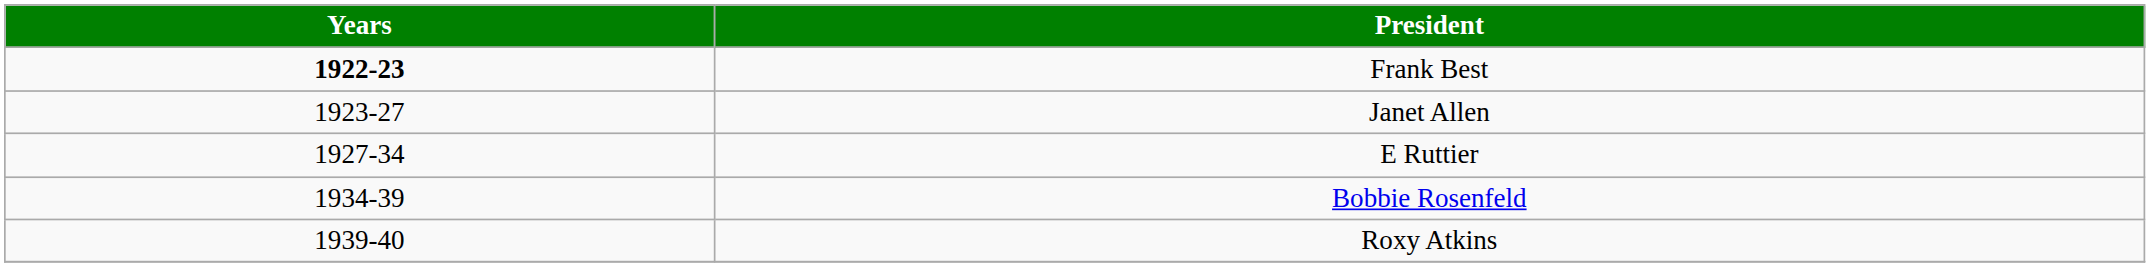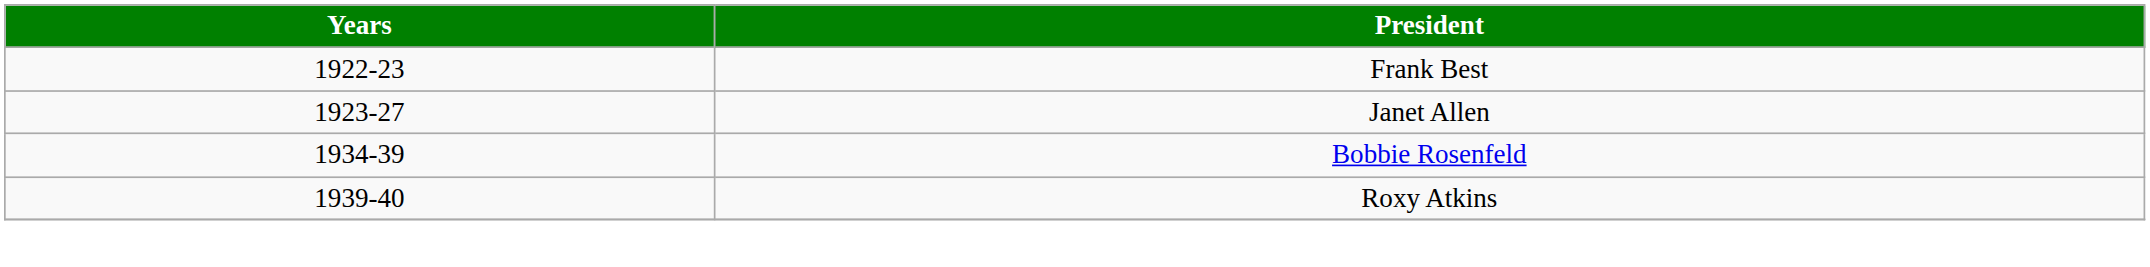(359, 68) bold -> (359, 68) normal
- row: (1429, 154)
